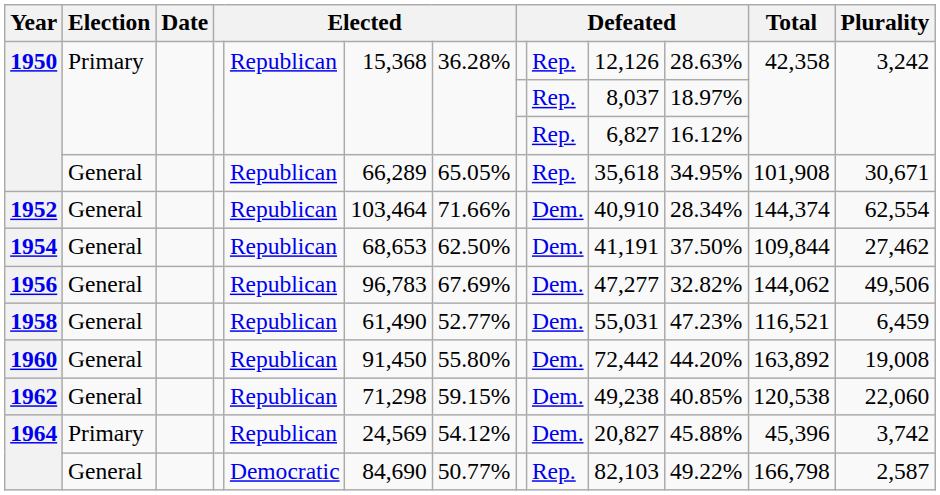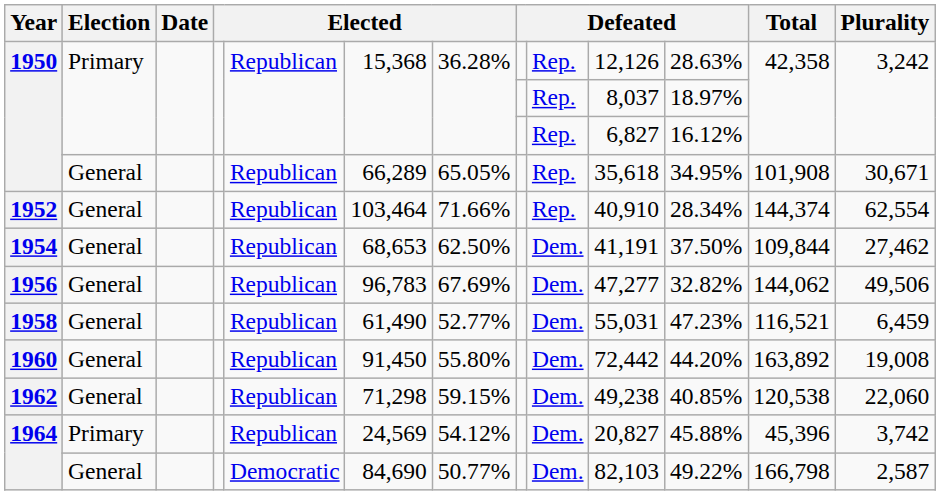(558, 209) Dem. -> (554, 209) Rep.
(554, 470) Rep. -> (558, 470) Dem.
